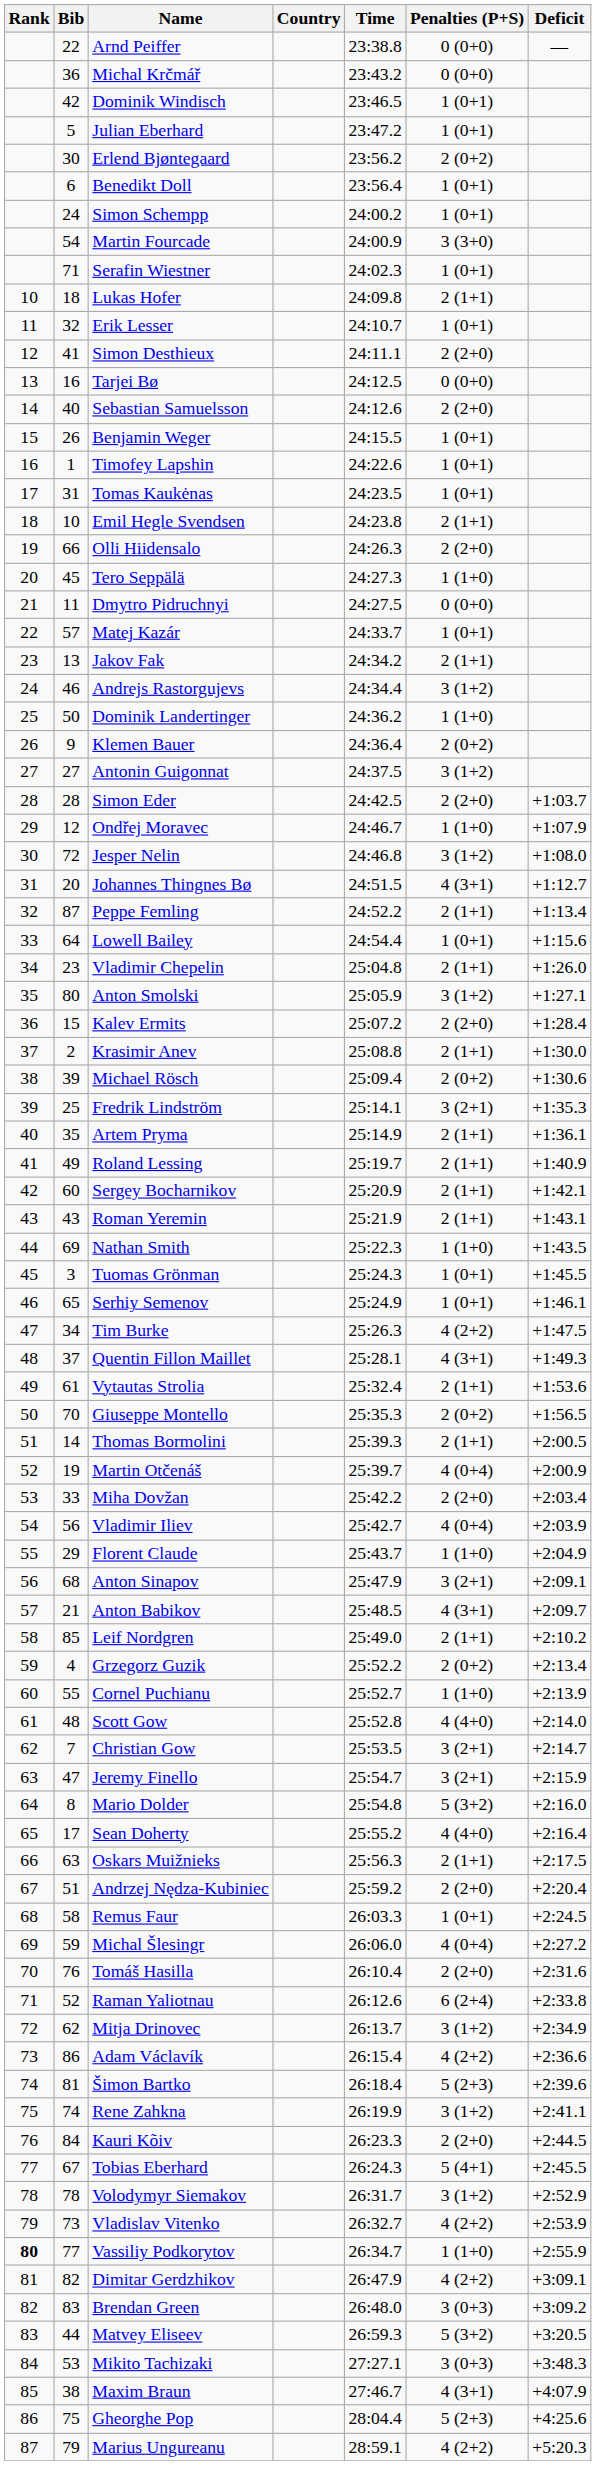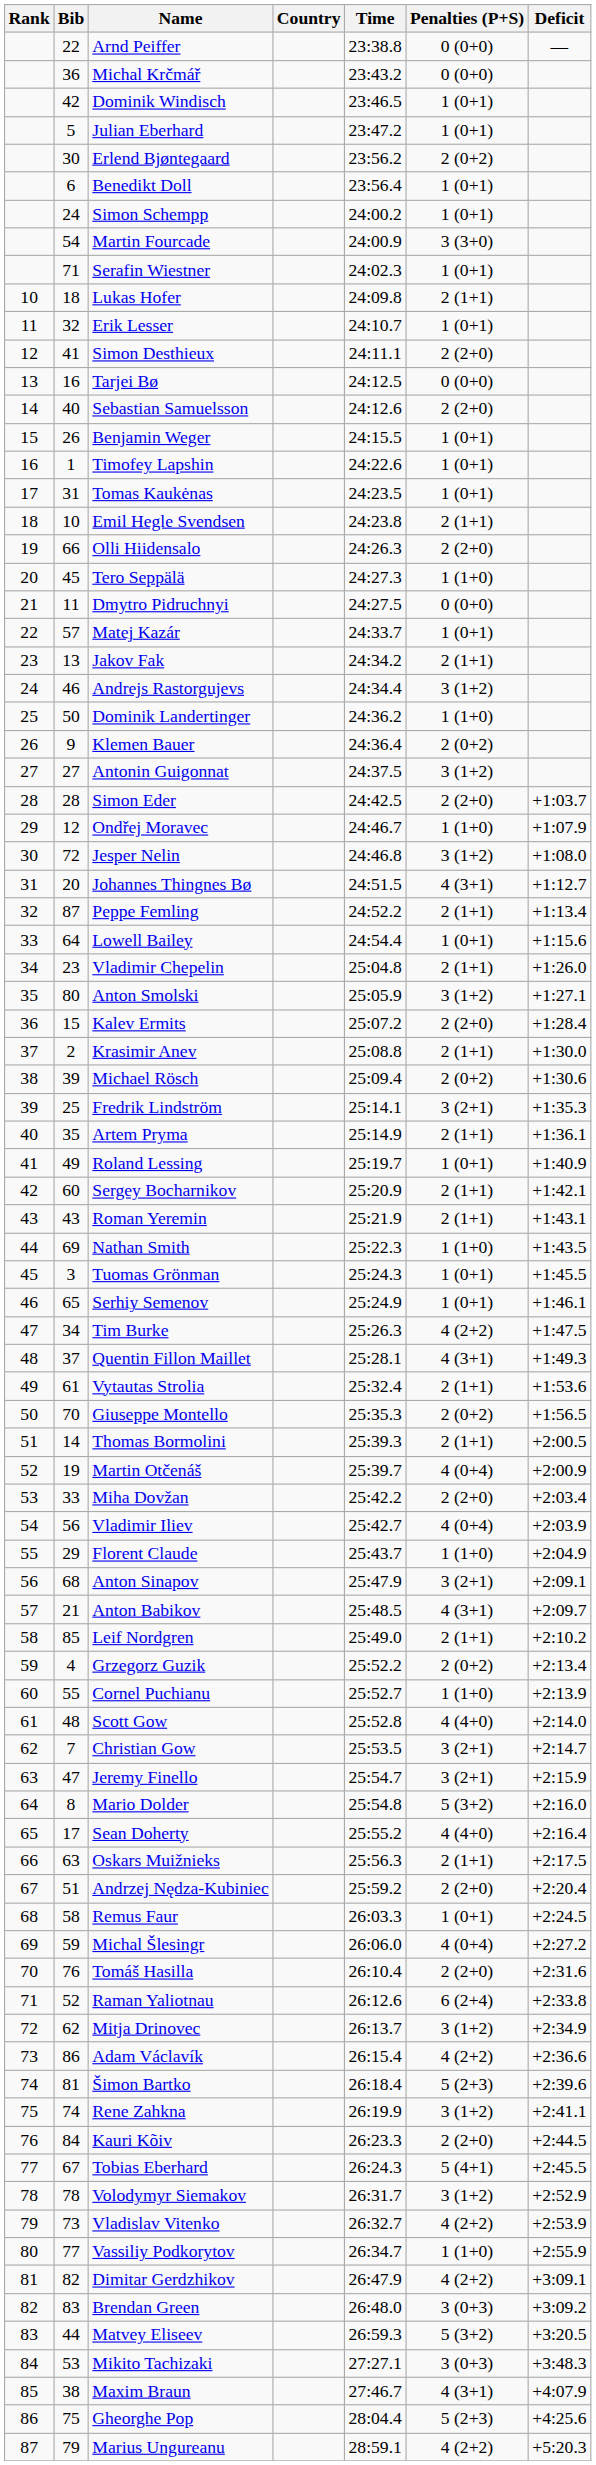(467, 1162) 2 (1+1) -> (467, 1162) 1 (0+1)
(29, 2251) bold -> (29, 2251) normal
